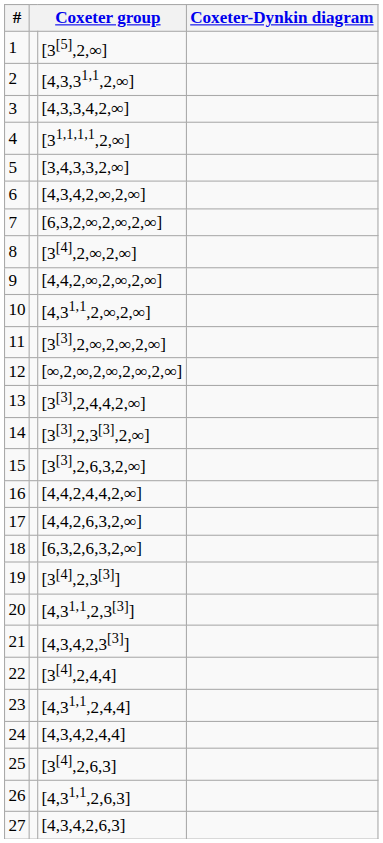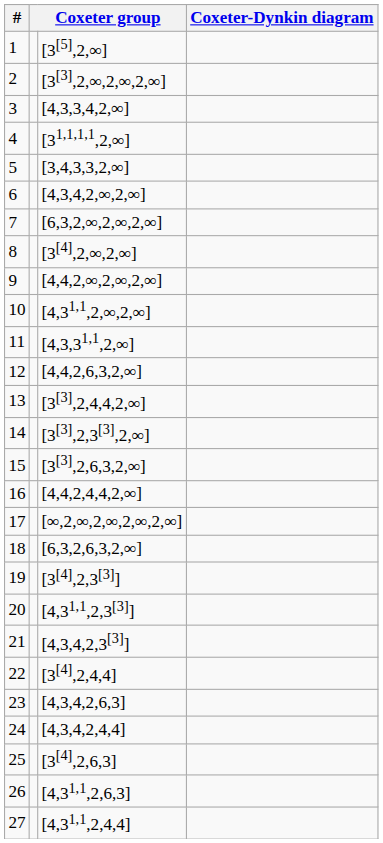(88, 79) [4,3,31,1,2,∞] -> (104, 79) [3[3],2,∞,2,∞,2,∞]
(104, 342) [3[3],2,∞,2,∞,2,∞] -> (88, 342) [4,3,31,1,2,∞]
(112, 371) [∞,2,∞,2,∞,2,∞,2,∞] -> (92, 371) [4,4,2,6,3,2,∞]
(92, 521) [4,4,2,6,3,2,∞] -> (112, 521) [∞,2,∞,2,∞,2,∞,2,∞]
(86, 705) [4,31,1,2,4,4] -> (83, 702) [4,3,4,2,6,3]
(83, 825) [4,3,4,2,6,3] -> (86, 822) [4,31,1,2,4,4]
